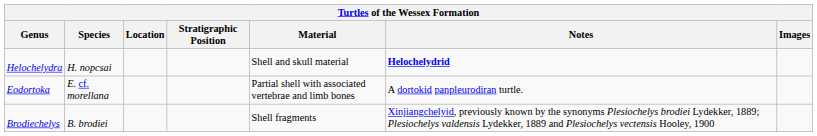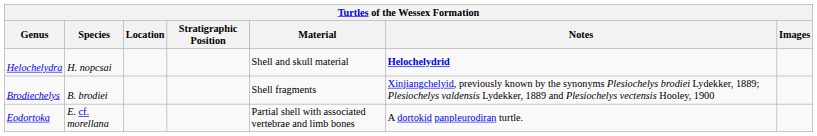rows swapped: (33, 123) <-> (28, 90)
